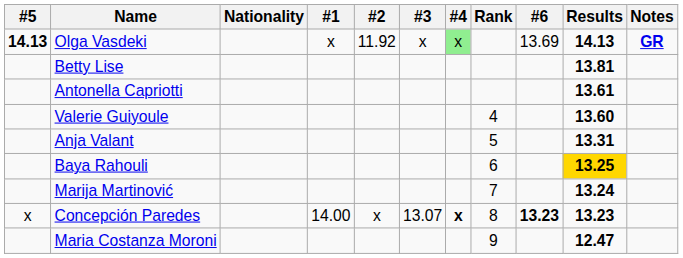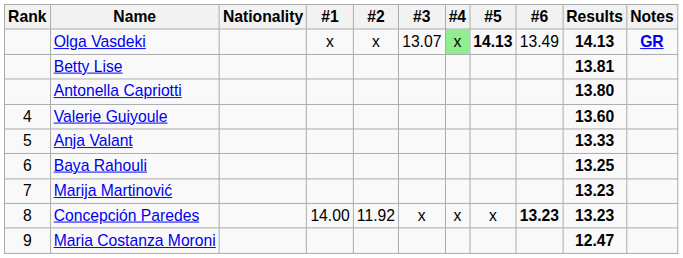columns swapped: (493, 16) <-> (28, 16)
(377, 41) 11.92 -> (376, 41) x
(423, 41) x -> (422, 41) 13.07
(539, 41) 13.69 -> (539, 41) 13.49
(595, 91) 13.61 -> (595, 91) 13.80
(595, 141) 13.31 -> (595, 141) 13.33
(595, 166) gold background -> (595, 166) no background
(595, 191) 13.24 -> (595, 191) 13.23
(377, 215) x -> (376, 215) 11.92
(423, 215) 13.07 -> (422, 215) x
(458, 215) bold -> (457, 215) normal
